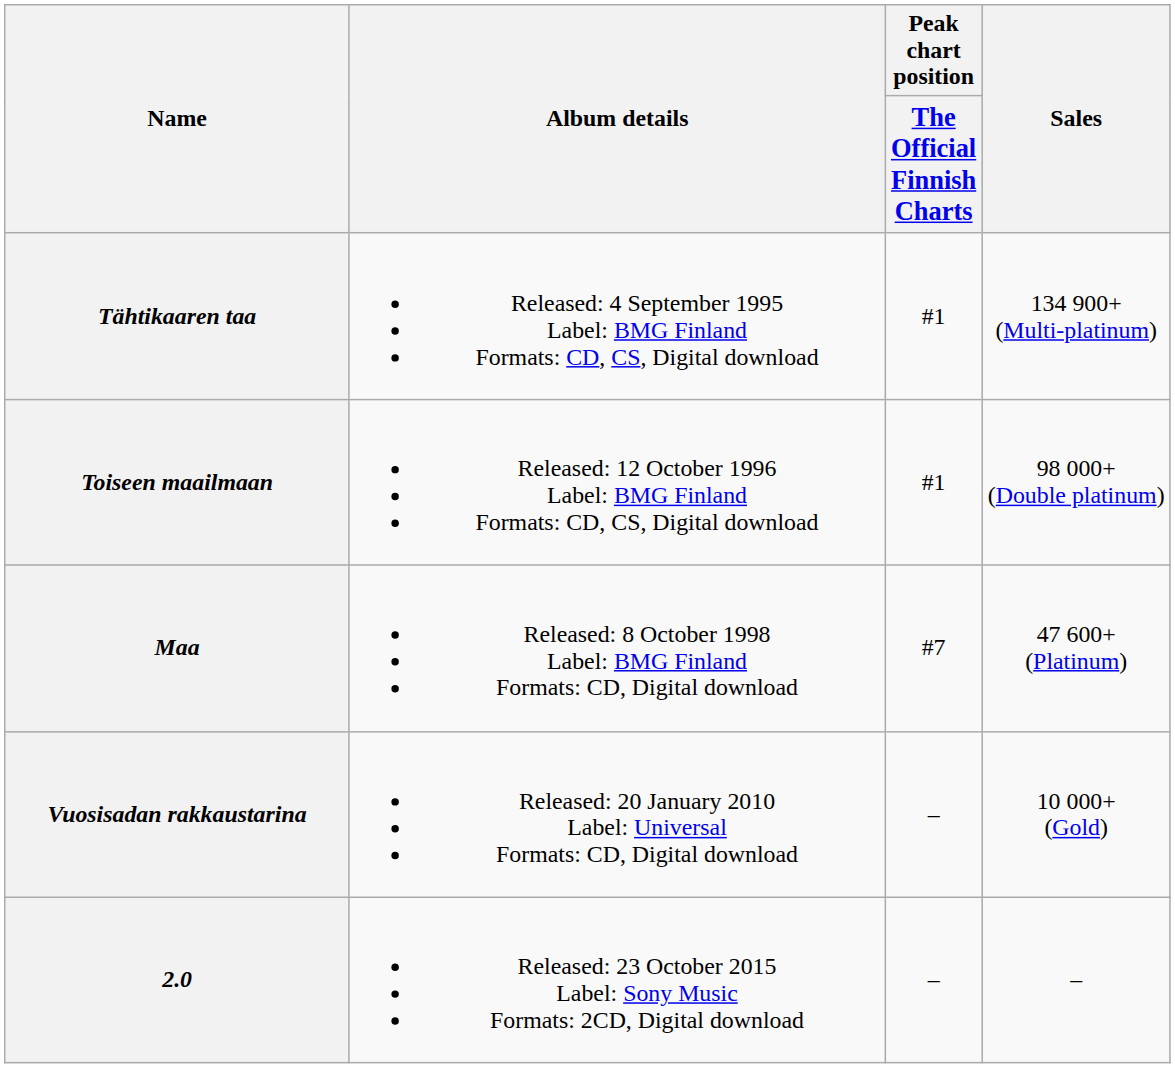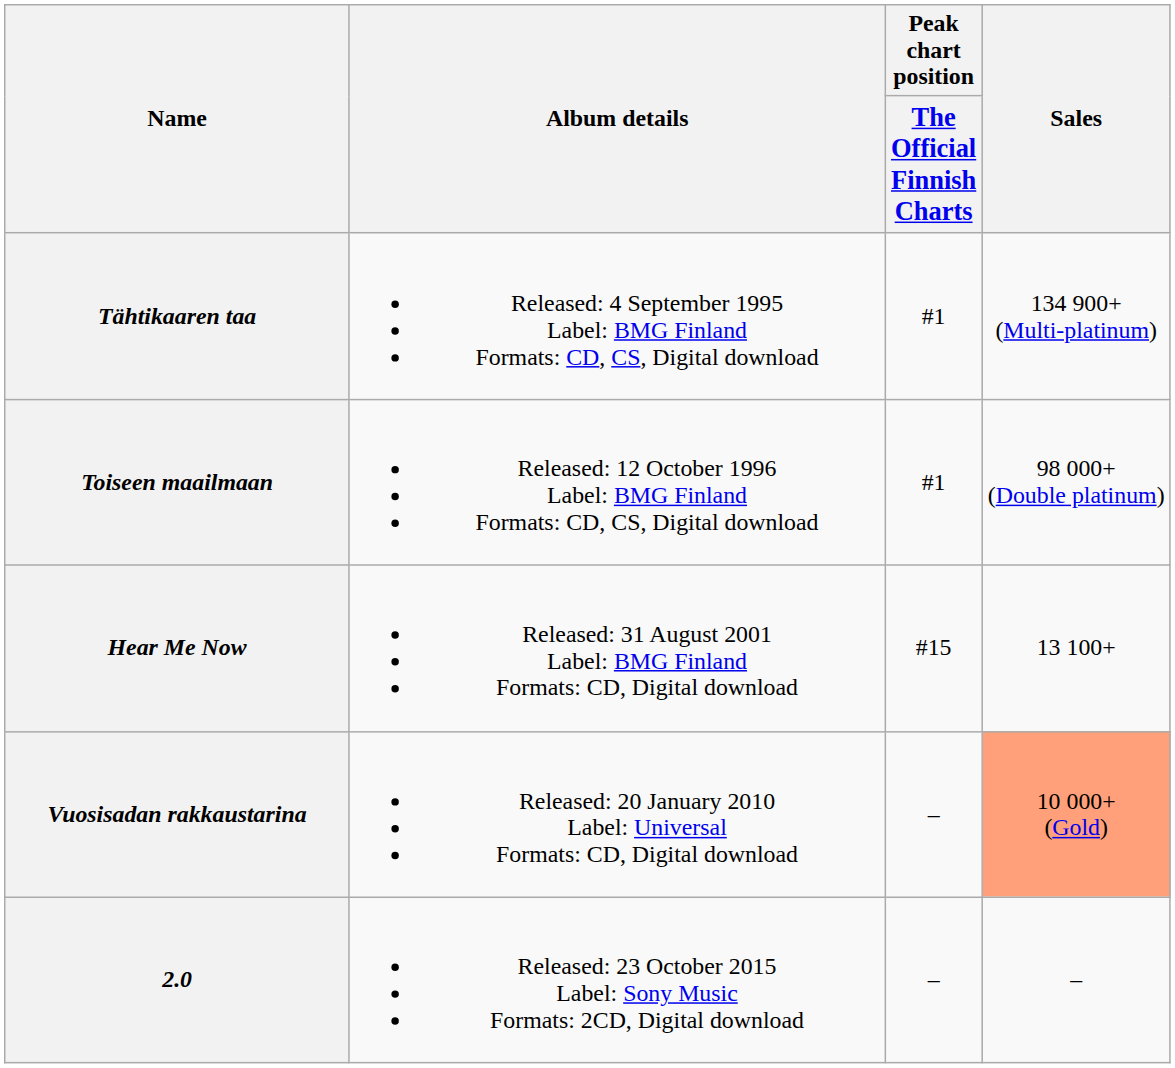- row: (177, 648)
+ row: (177, 648)
(1076, 813) no background -> (1076, 813) lightsalmon background
